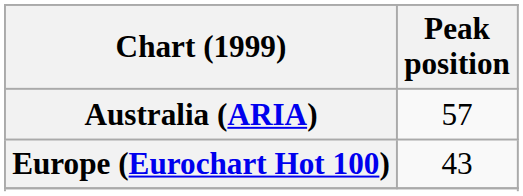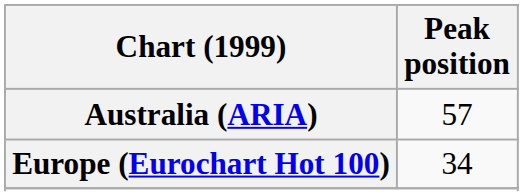(457, 163) 43 -> (457, 163) 34
